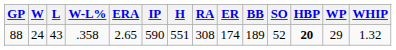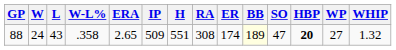(155, 34) 590 -> (155, 34) 509
(255, 34) no background -> (255, 34) lightyellow background
(279, 34) 52 -> (279, 34) 47
(336, 34) 29 -> (336, 34) 27
